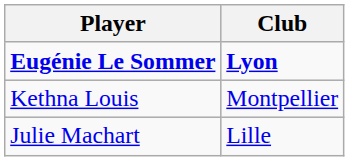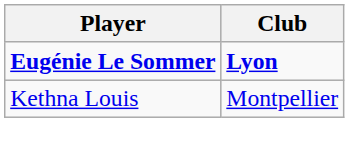- row: (75, 135)
